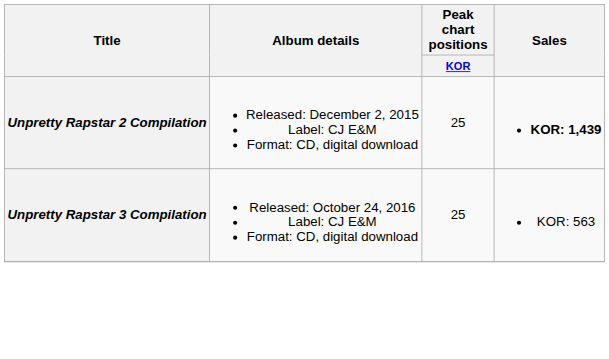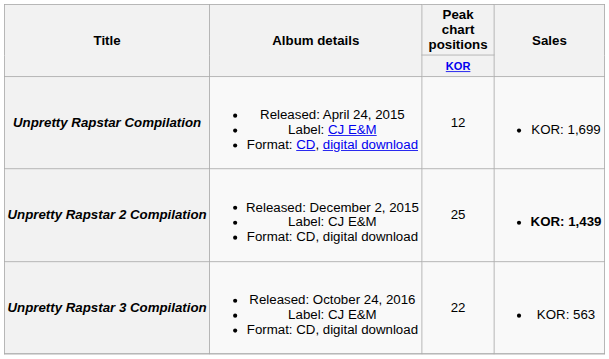+ row: (107, 122)
(458, 215) 25 -> (458, 307) 22
